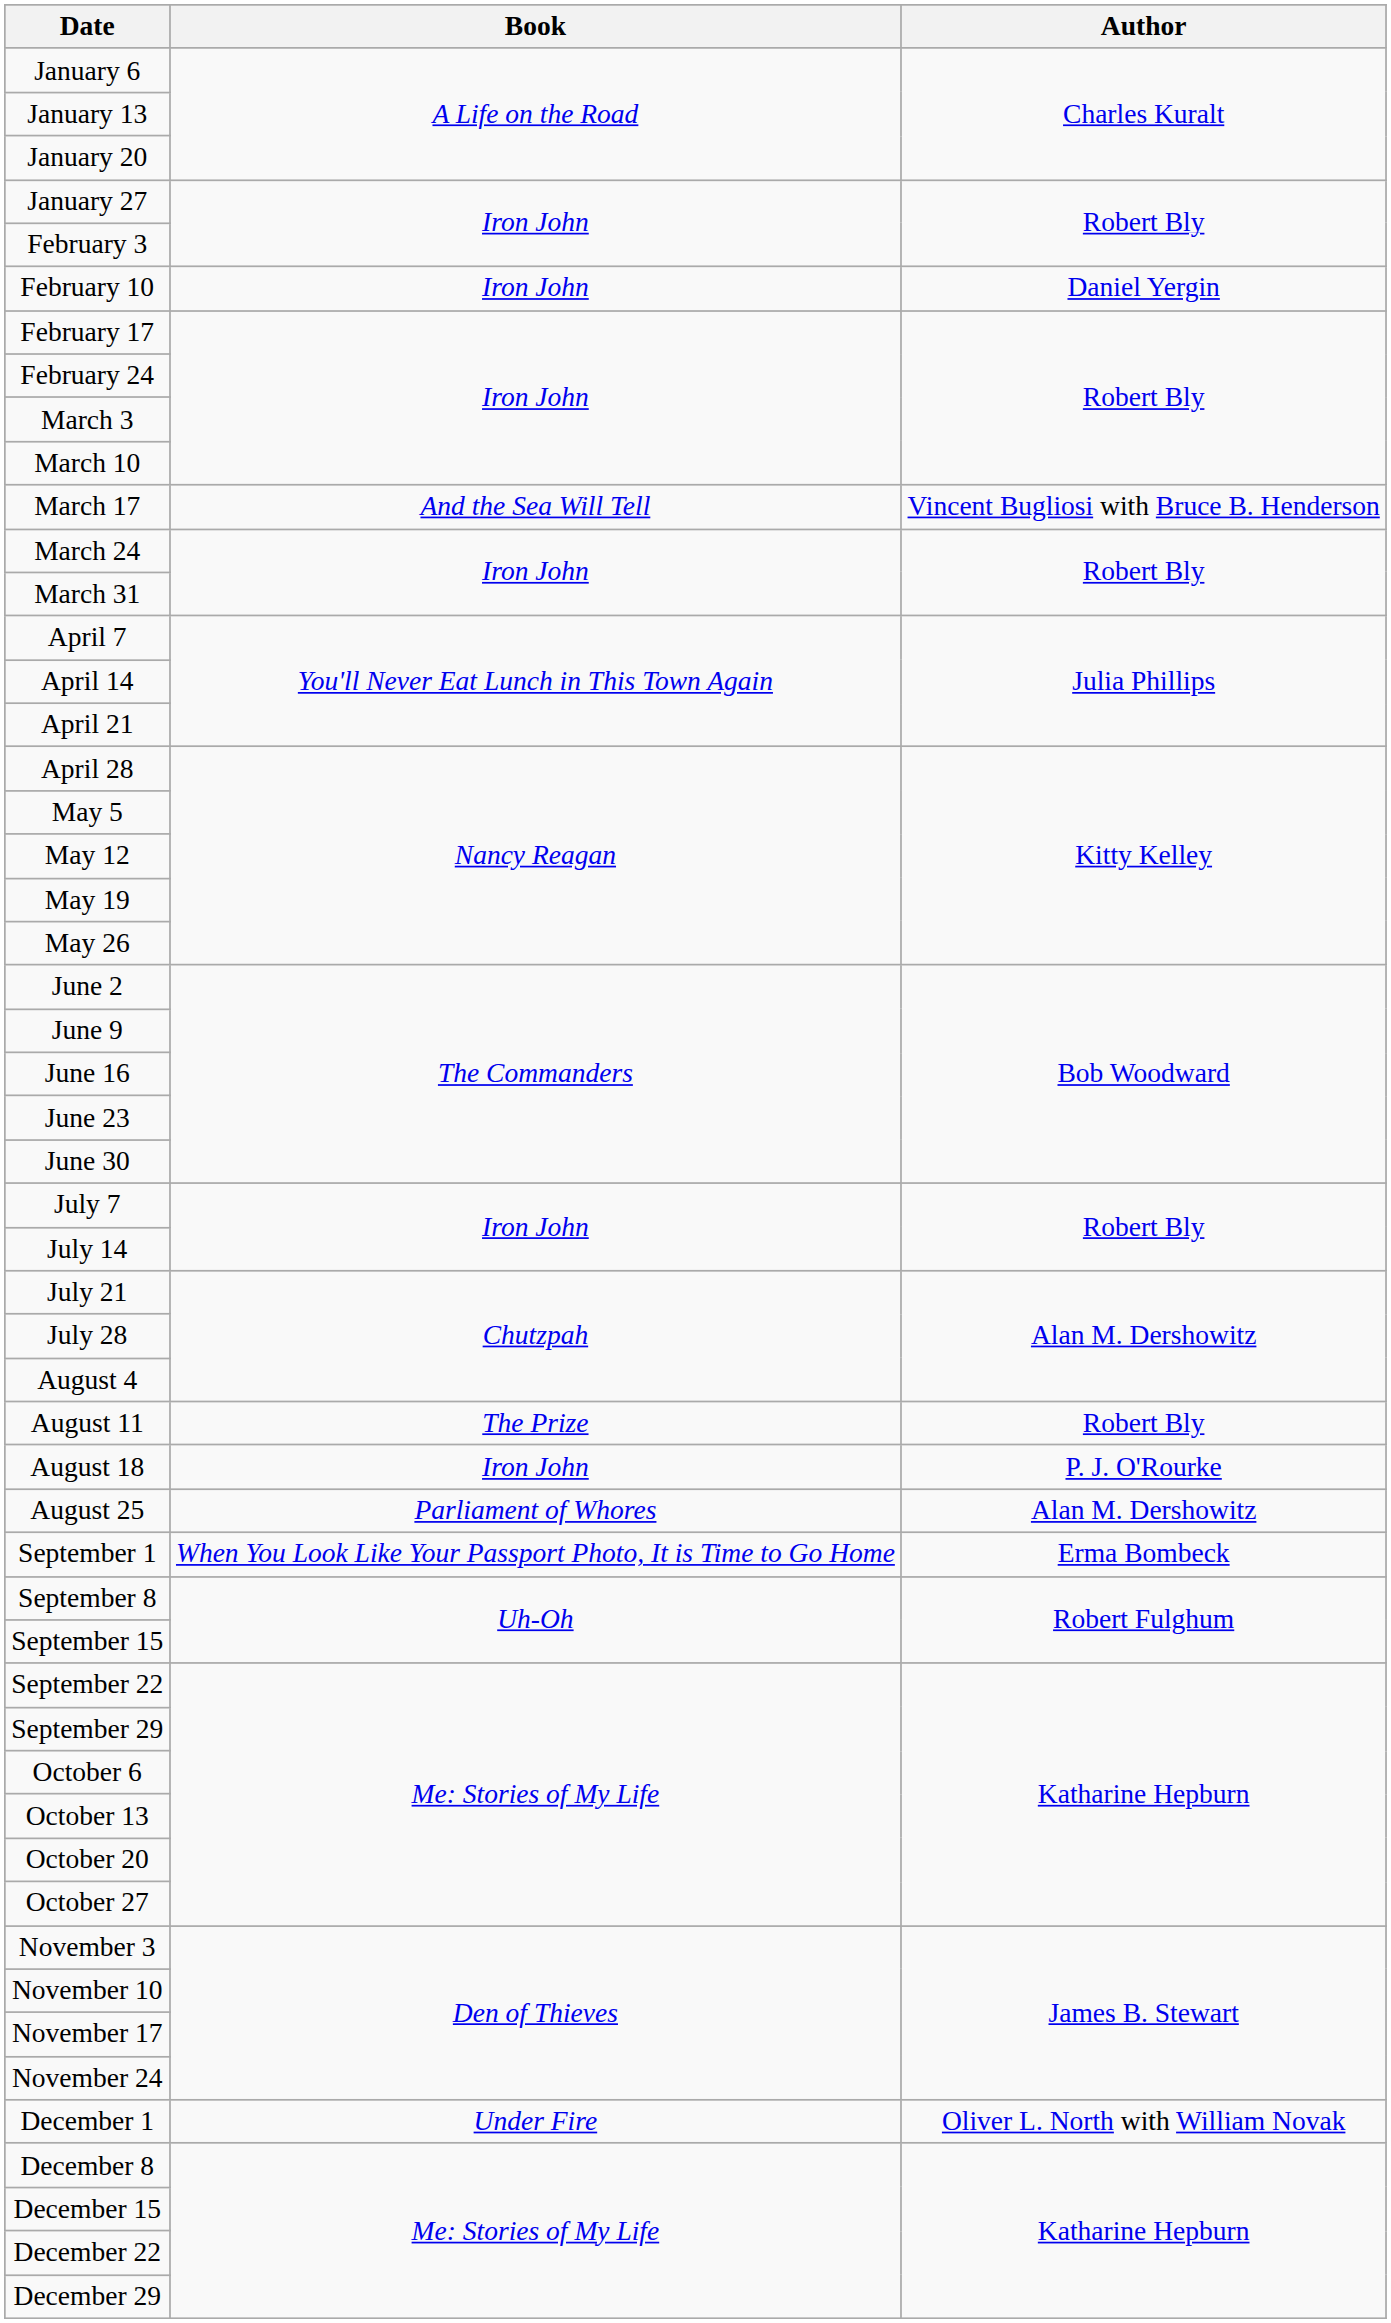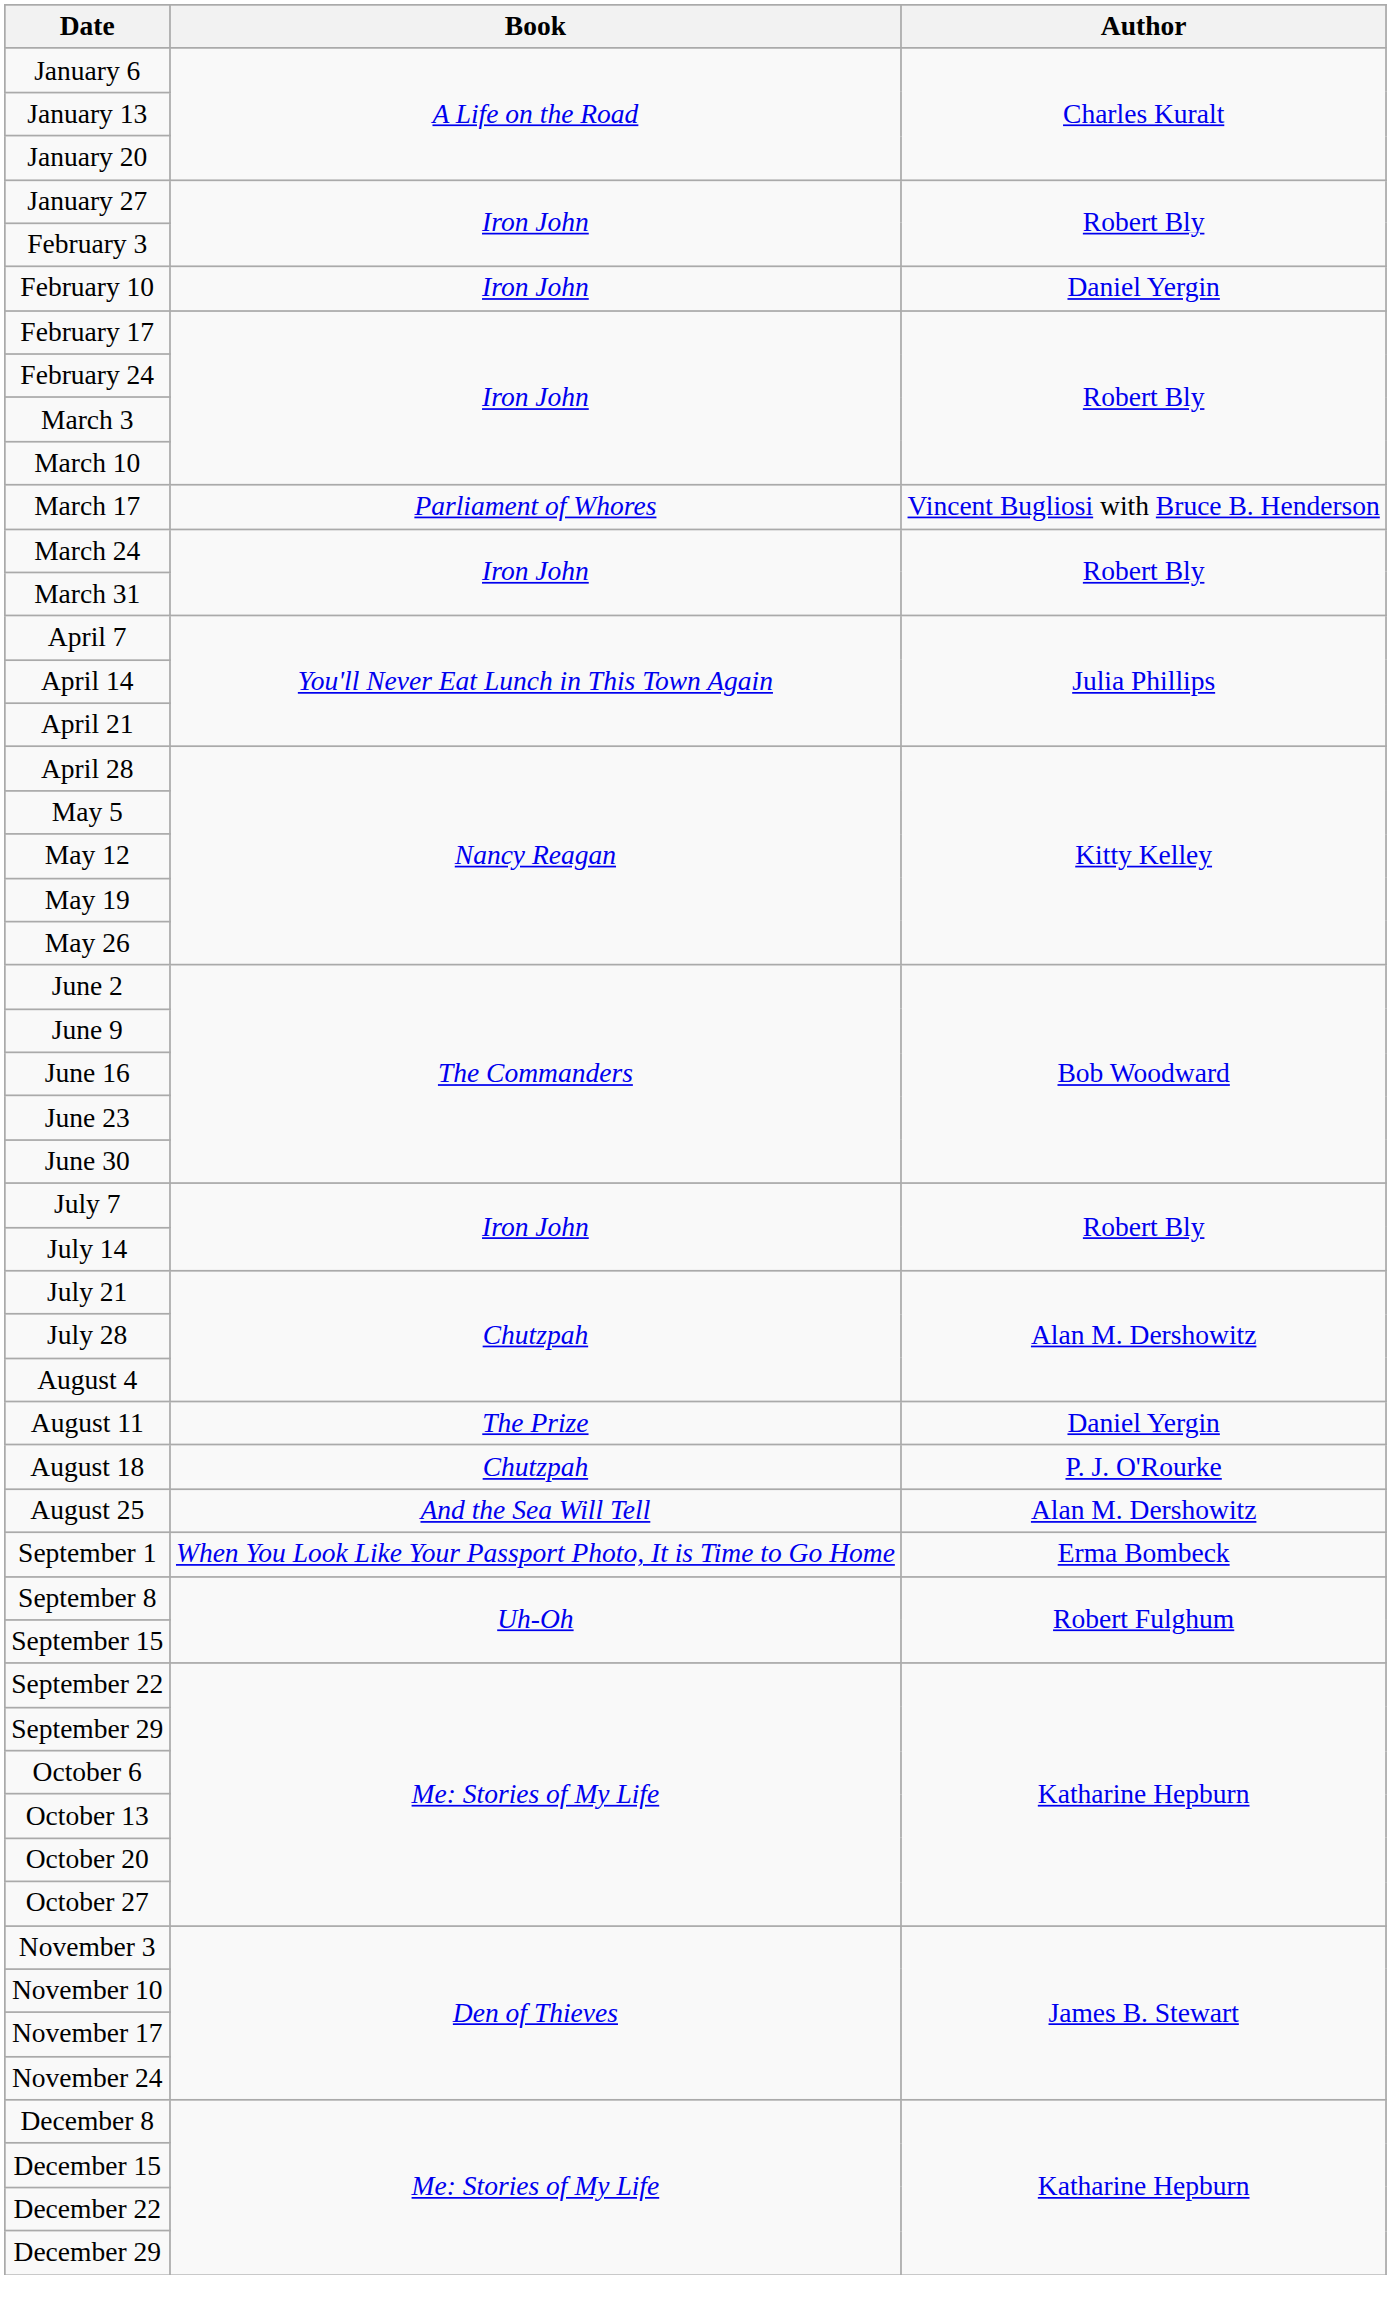(535, 506) And the Sea Will Tell -> (535, 506) Parliament of Whores
(1144, 1422) Robert Bly -> (1144, 1422) Daniel Yergin
(535, 1466) Iron John -> (535, 1466) Chutzpah
(535, 1510) Parliament of Whores -> (535, 1510) And the Sea Will Tell
- row: (87, 2121)
